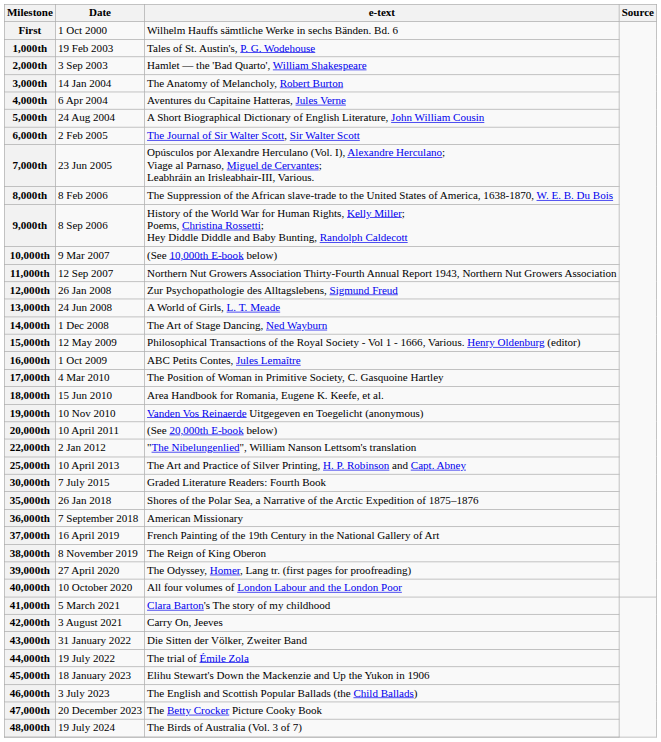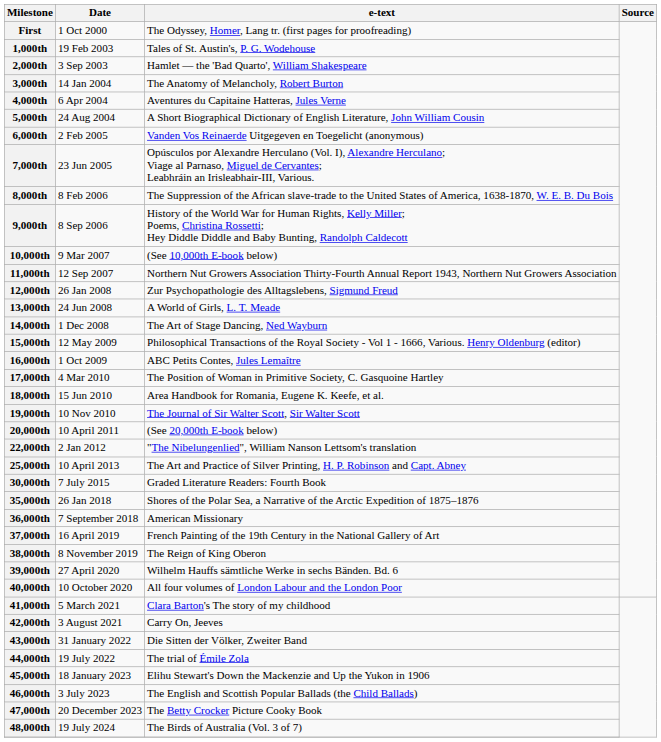(273, 30) Wilhelm Hauffs sämtliche Werke in sechs Bänden. Bd. 6 -> (279, 30) The Odyssey, Homer, Lang tr. (first pages for proofreading)
(253, 135) The Journal of Sir Walter Scott, Sir Walter Scott -> (285, 135) Vanden Vos Reinaerde Uitgegeven en Toegelicht (anonymous)
(285, 413) Vanden Vos Reinaerde Uitgegeven en Toegelicht (anonymous) -> (253, 413) The Journal of Sir Walter Scott, Sir Walter Scott
(279, 570) The Odyssey, Homer, Lang tr. (first pages for proofreading) -> (273, 570) Wilhelm Hauffs sämtliche Werke in sechs Bänden. Bd. 6
